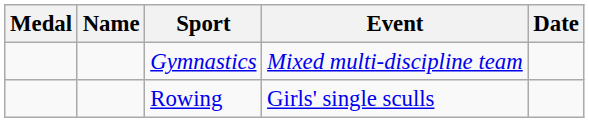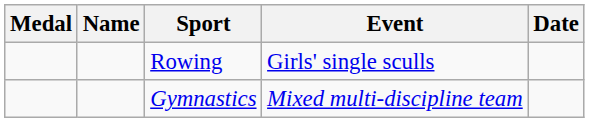rows swapped: (203, 61) <-> (186, 98)
